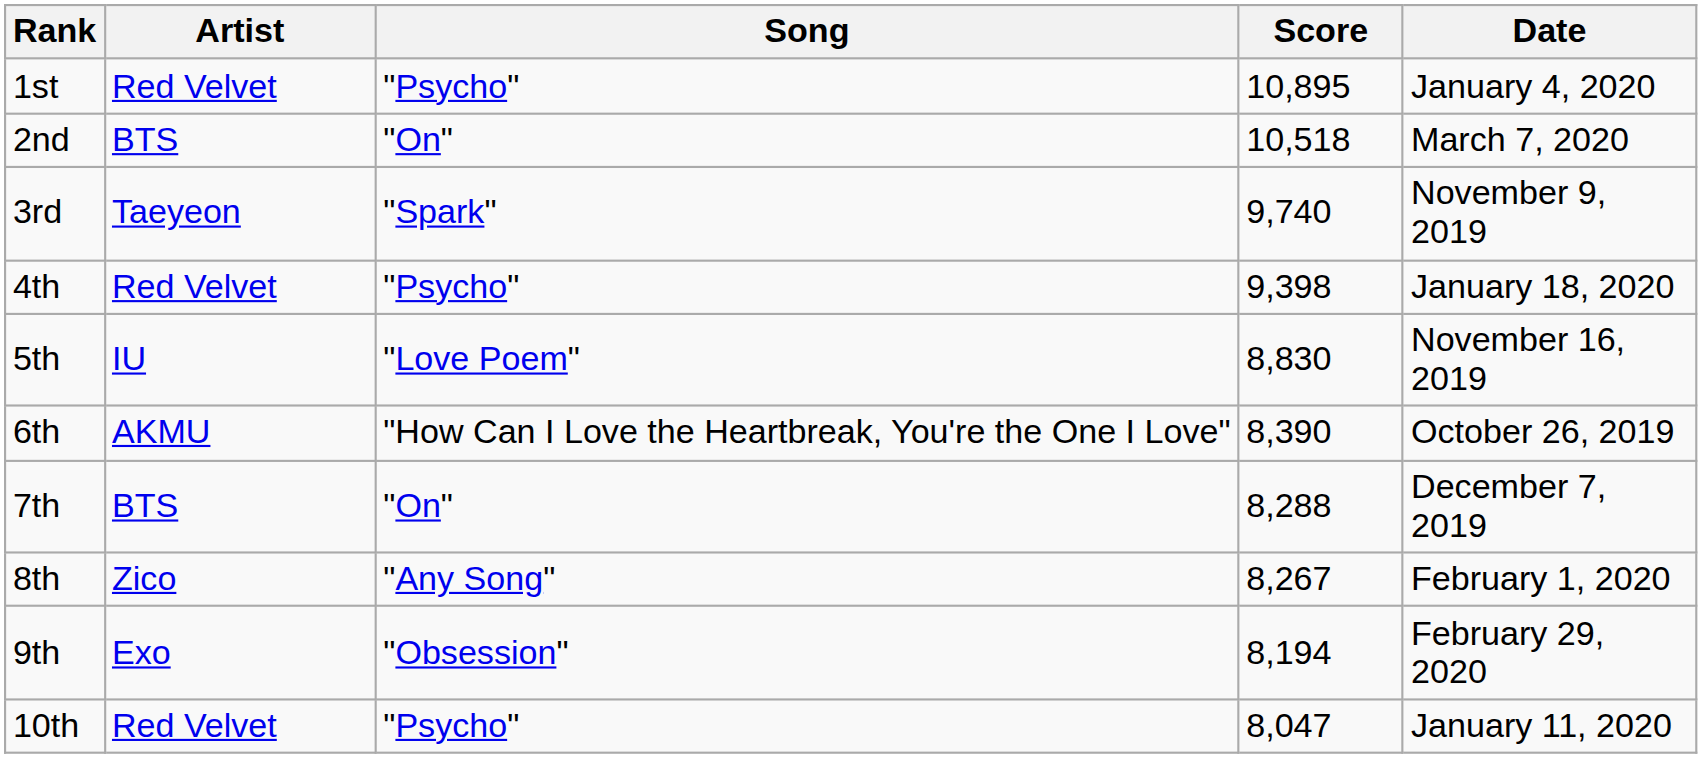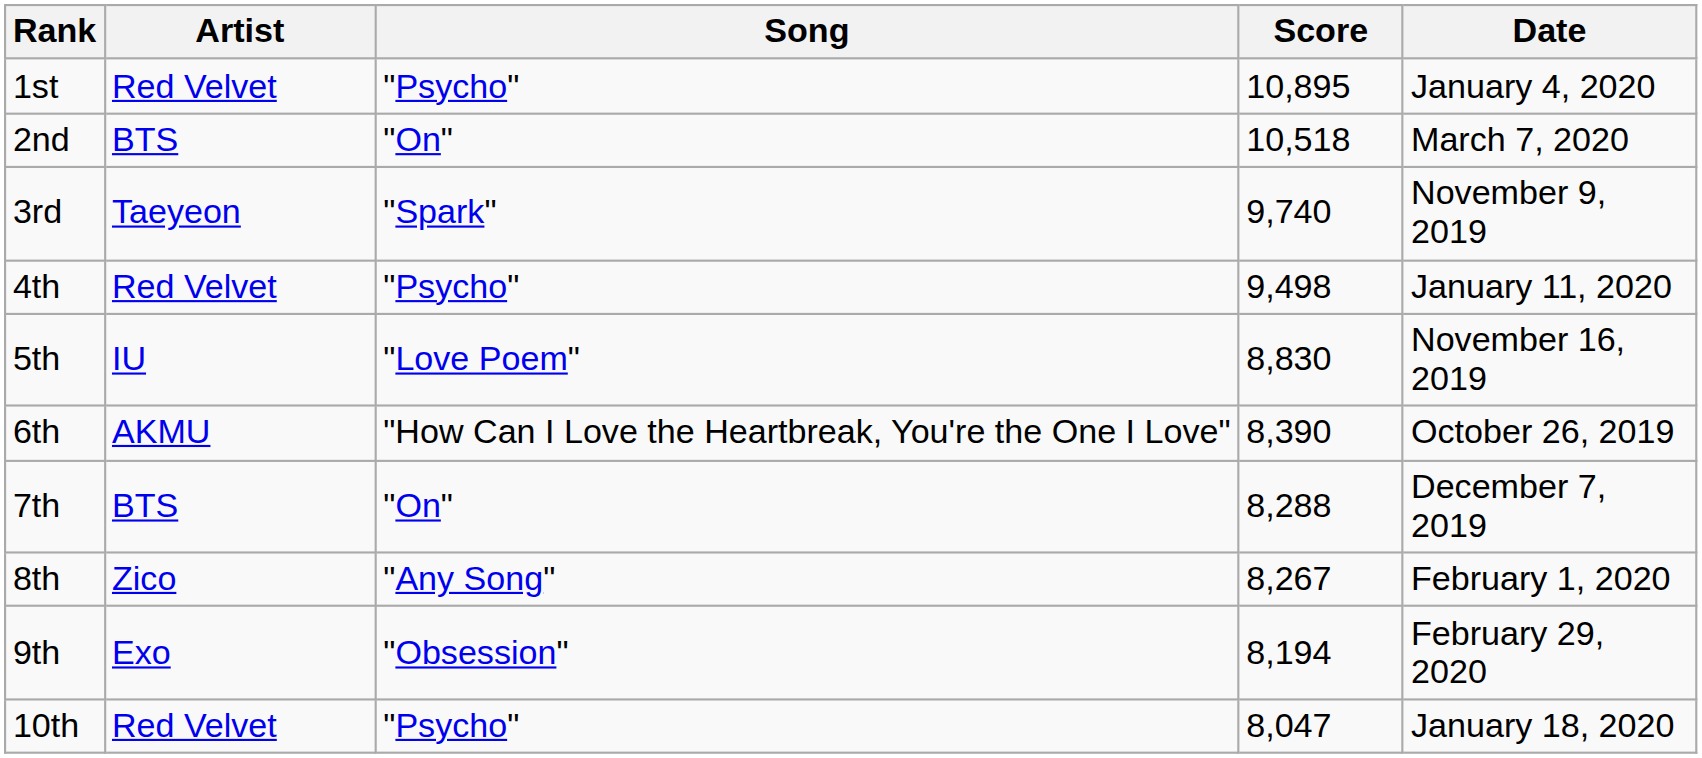(1289, 286) 9,398 -> (1289, 286) 9,498
(1543, 286) January 18, 2020 -> (1541, 286) January 11, 2020
(1541, 725) January 11, 2020 -> (1543, 725) January 18, 2020
